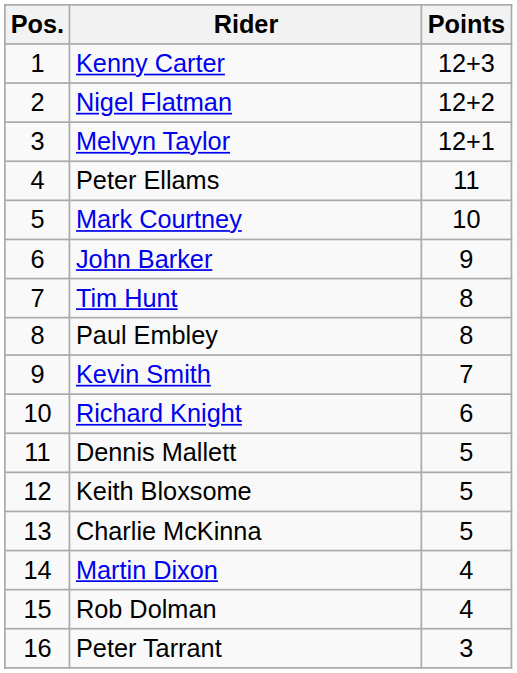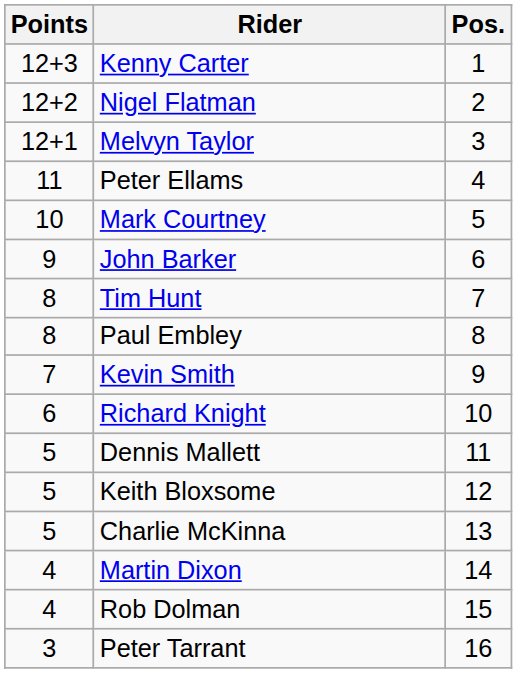columns swapped: (37, 24) <-> (466, 24)
